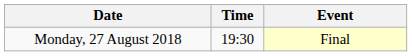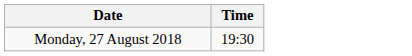- column: (335, 16)
